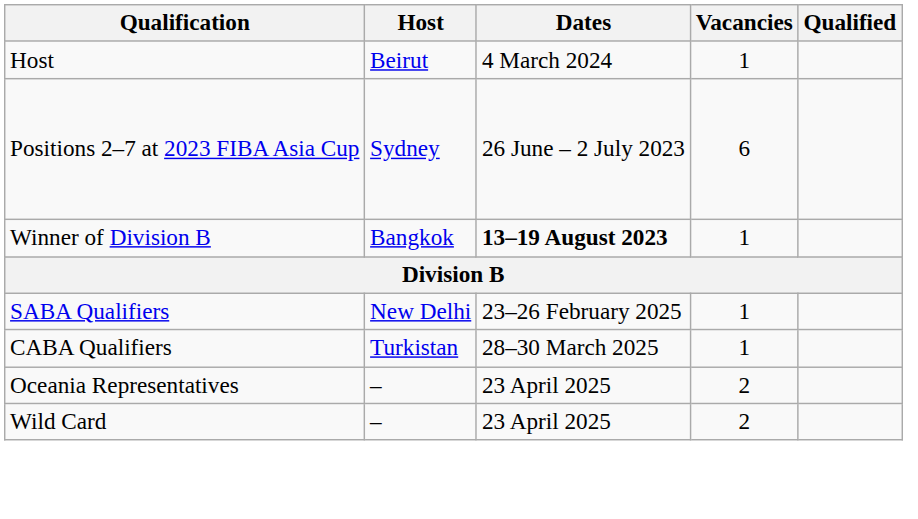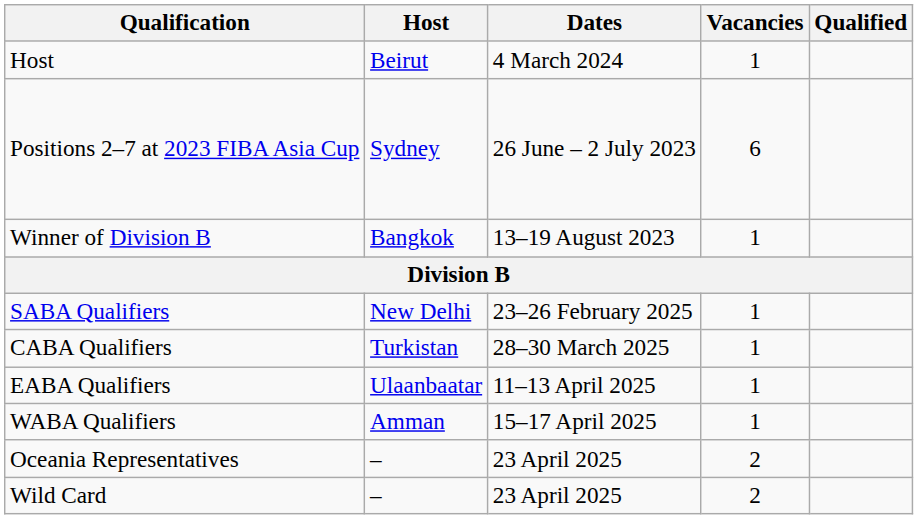(575, 237) bold -> (584, 237) normal
+ row: (90, 384)
+ row: (93, 421)
